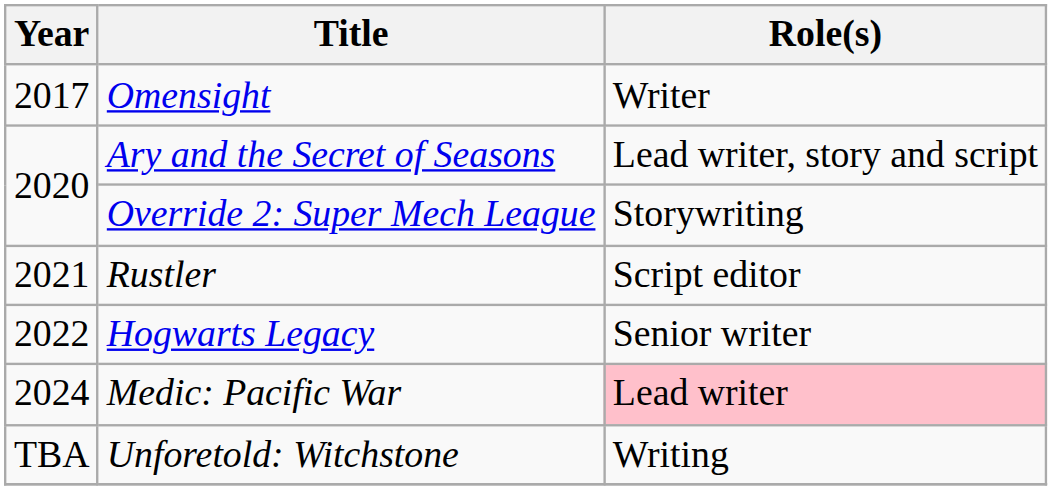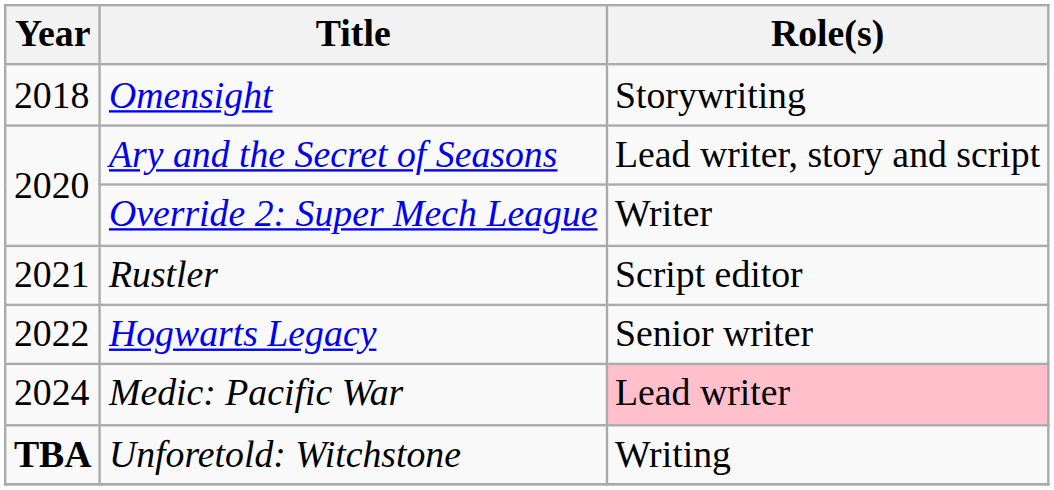(52, 94) 2017 -> (52, 94) 2018
(661, 94) Writer -> (710, 94) Storywriting
(708, 214) Storywriting -> (663, 214) Writer
(52, 453) normal -> (53, 453) bold
